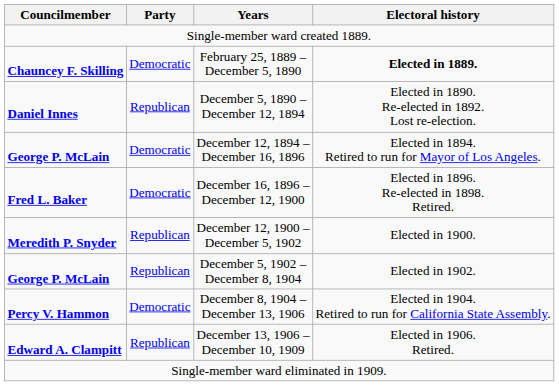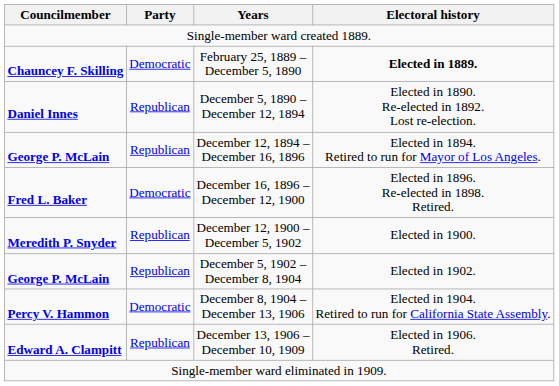(160, 149) Democratic -> (160, 149) Republican
